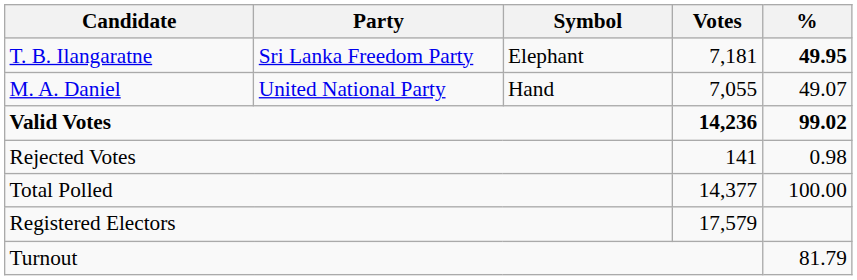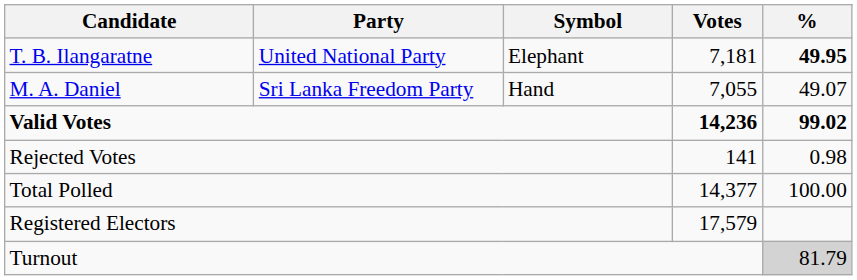(366, 55) Sri Lanka Freedom Party -> (352, 55) United National Party
(352, 88) United National Party -> (366, 88) Sri Lanka Freedom Party
(823, 257) no background -> (823, 257) lightgrey background
